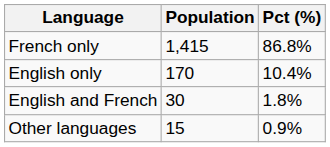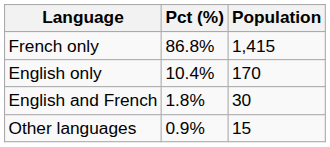columns swapped: (210, 18) <-> (292, 18)
